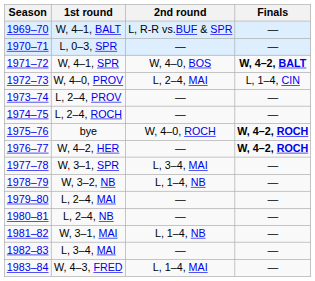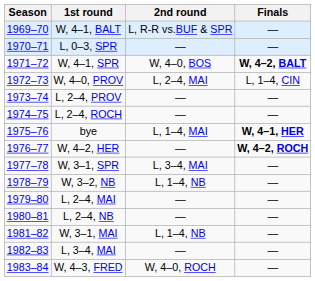(180, 132) W, 4–0, ROCH -> (180, 132) L, 1–4, MAI
(273, 132) W, 4–2, ROCH -> (273, 132) W, 4–1, HER
(180, 268) L, 1–4, MAI -> (180, 268) W, 4–0, ROCH
